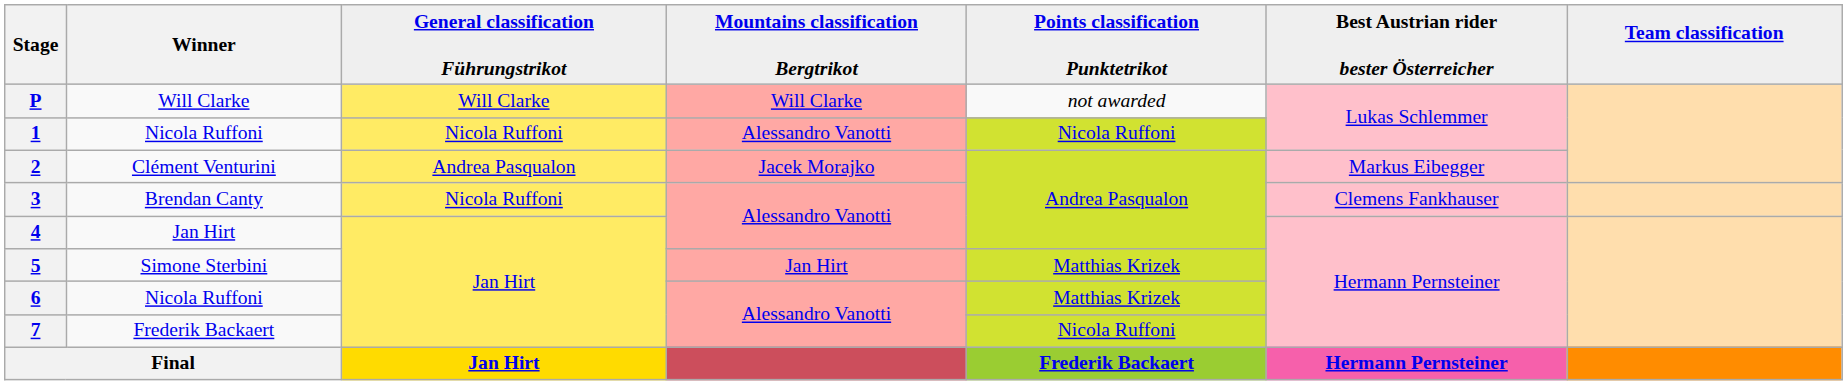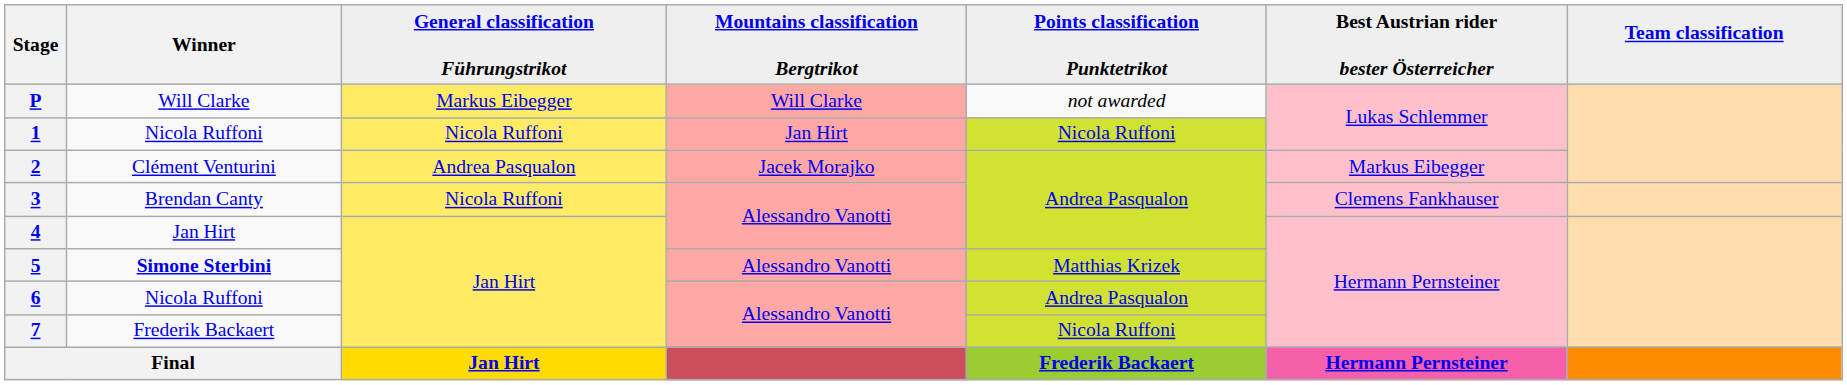(504, 101) Will Clarke -> (504, 101) Markus Eibegger
(816, 133) Alessandro Vanotti -> (816, 133) Jan Hirt
(204, 265) normal -> (204, 265) bold
(816, 265) Jan Hirt -> (816, 265) Alessandro Vanotti
(1117, 297) Matthias Krizek -> (1117, 297) Andrea Pasqualon
